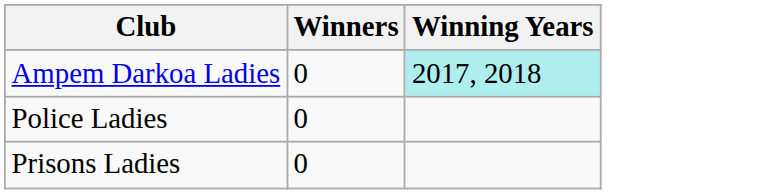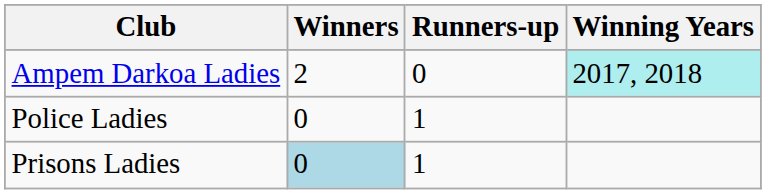+ column: (486, 27)
(301, 73) 0 -> (301, 73) 2
(301, 164) no background -> (301, 164) lightblue background
